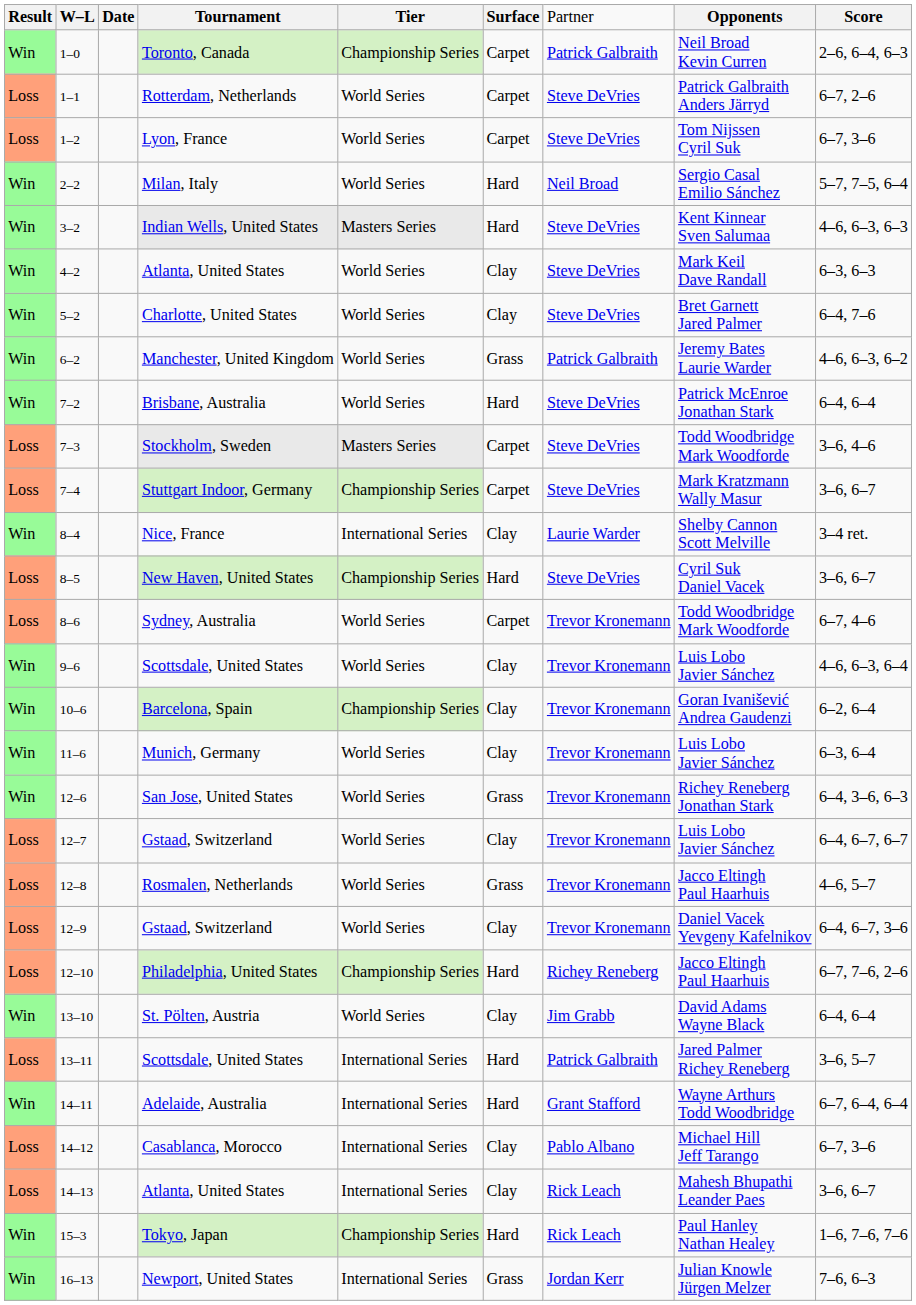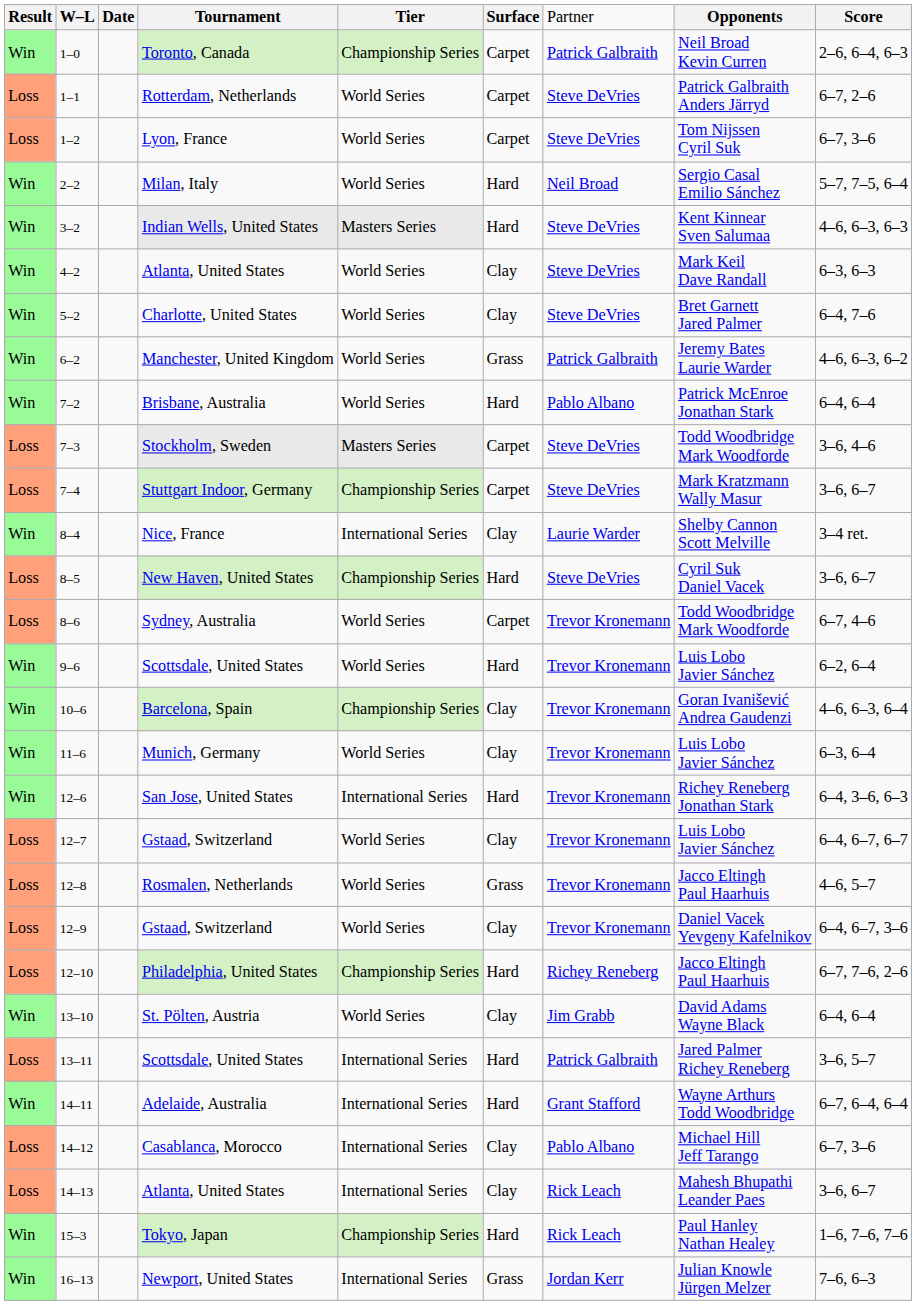(593, 402) Steve DeVries -> (591, 402) Pablo Albano
(502, 665) Clay -> (503, 665) Hard
(863, 665) 4–6, 6–3, 6–4 -> (847, 665) 6–2, 6–4
(847, 709) 6–2, 6–4 -> (863, 709) 4–6, 6–3, 6–4
(383, 796) World Series -> (404, 796) International Series
(505, 796) Grass -> (503, 796) Hard
